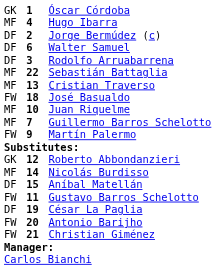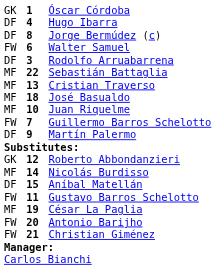(10, 23) MF -> (10, 23) DF
(29, 35) 2 -> (29, 35) 8
(10, 48) DF -> (10, 48) FW
(10, 97) FW -> (10, 97) MF
(10, 122) MF -> (10, 122) FW
(10, 135) FW -> (10, 135) DF
(10, 210) DF -> (10, 210) MF
